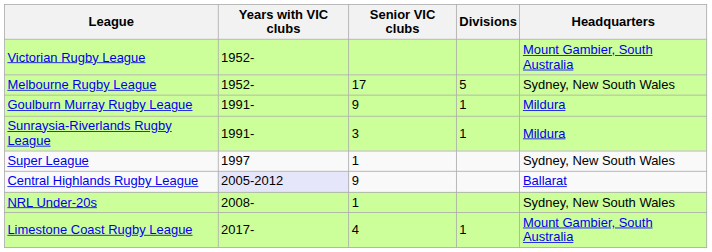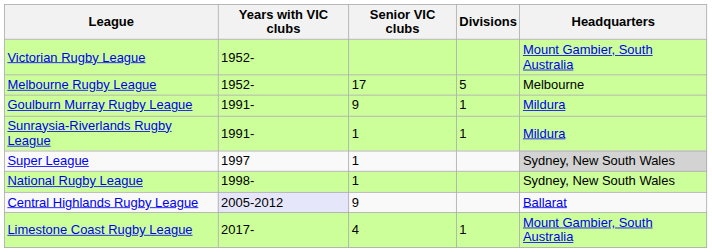(599, 85) Sydney, New South Wales -> (554, 85) Melbourne
(355, 133) 3 -> (355, 133) 1
(599, 161) no background -> (599, 161) lightgrey background
+ row: (75, 181)
- row: (52, 202)
